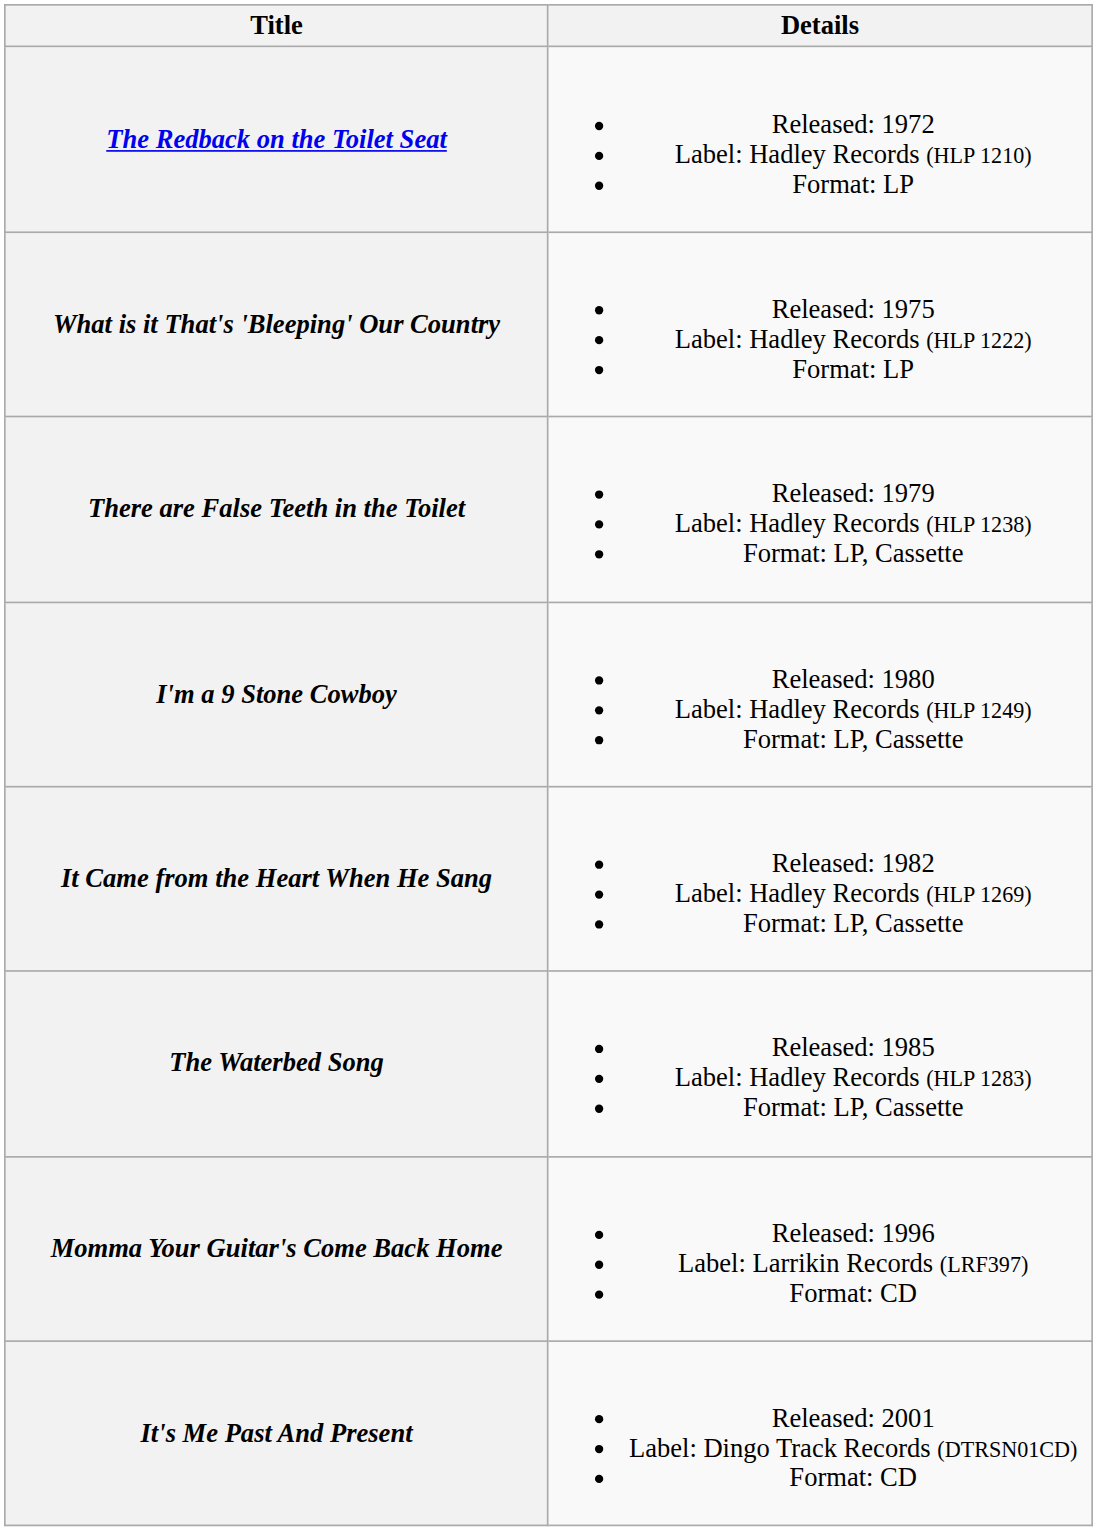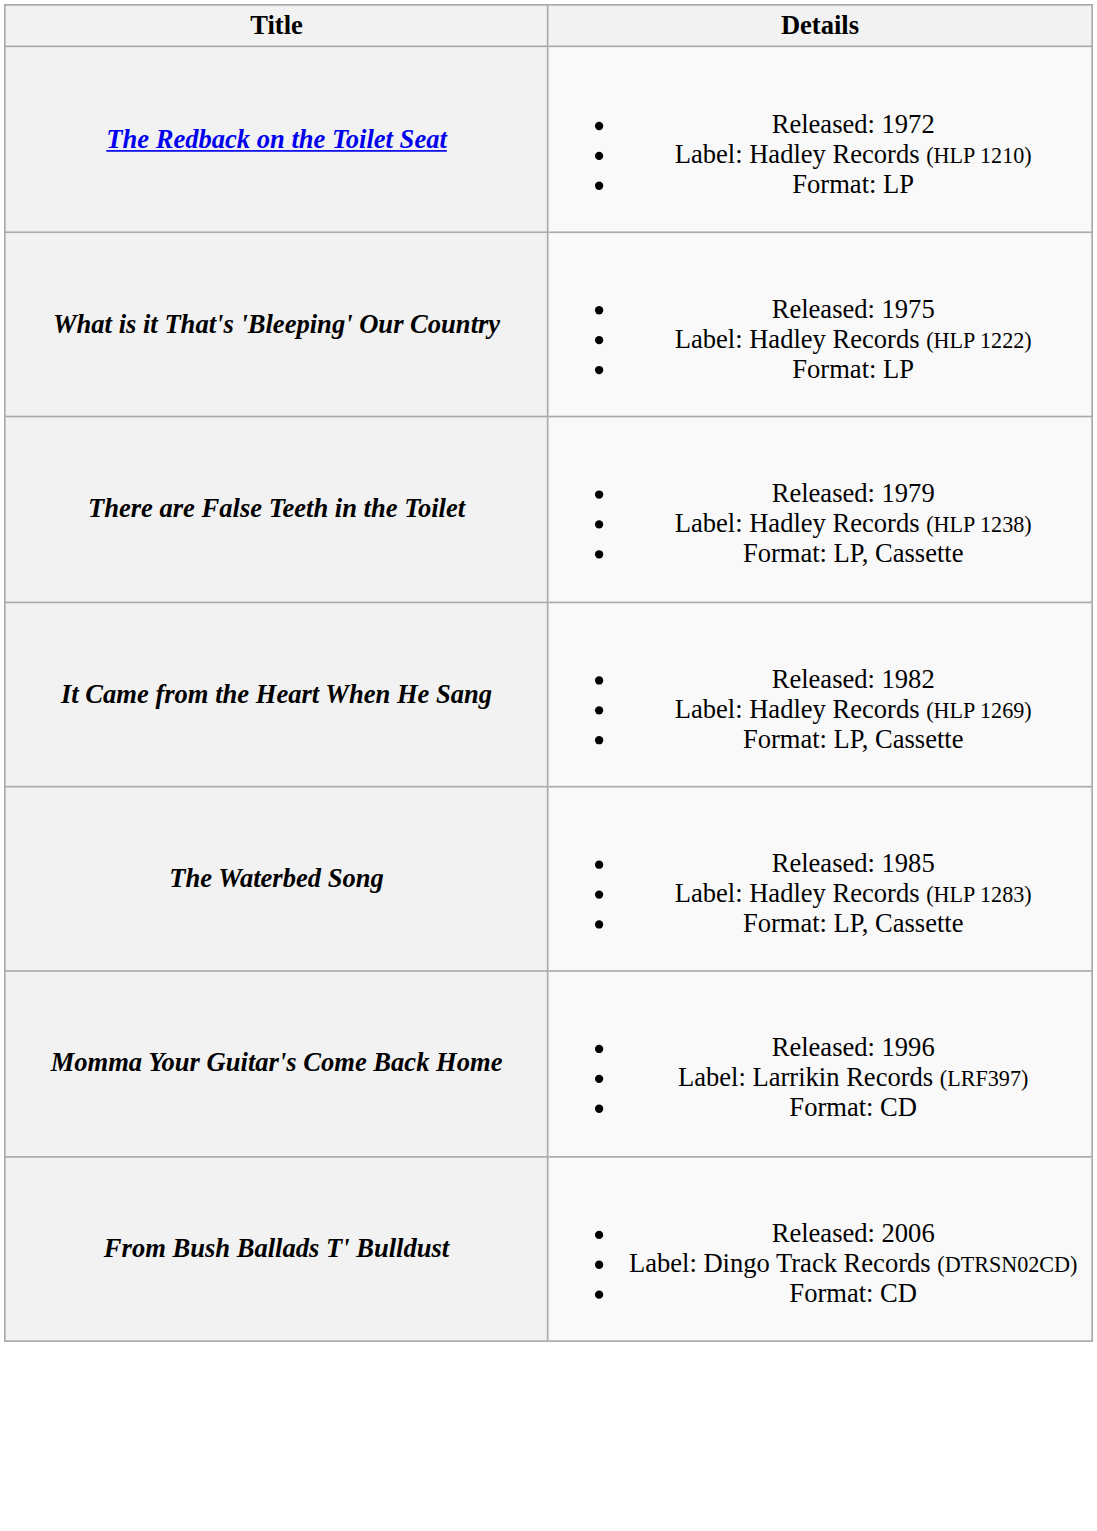- row: (277, 693)
- row: (277, 1433)
+ row: (277, 1248)
